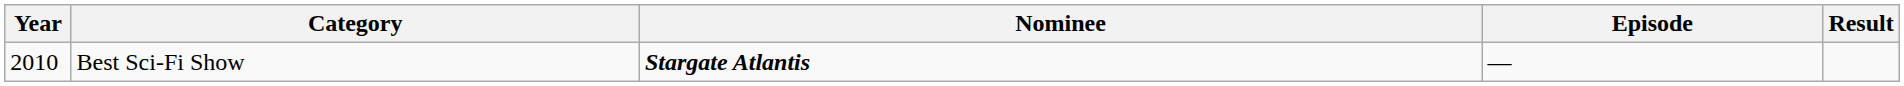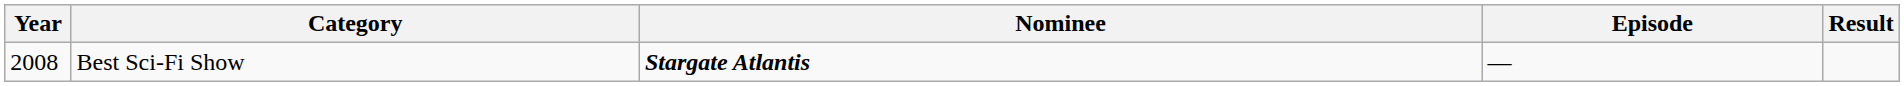(34, 61) 2010 -> (34, 61) 2008
